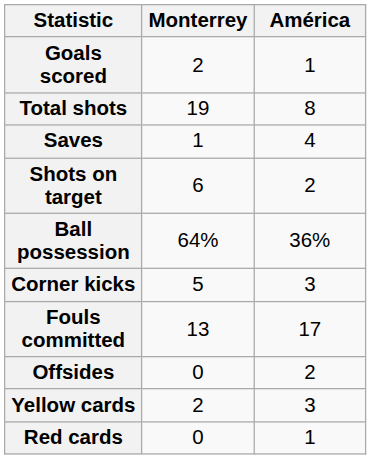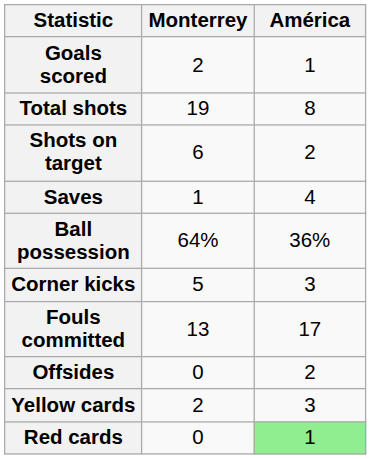rows swapped: (73, 185) <-> (73, 141)
(310, 437) no background -> (310, 437) lightgreen background
